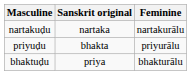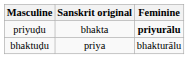- row: (30, 29)
(160, 45) normal -> (159, 29) bold
